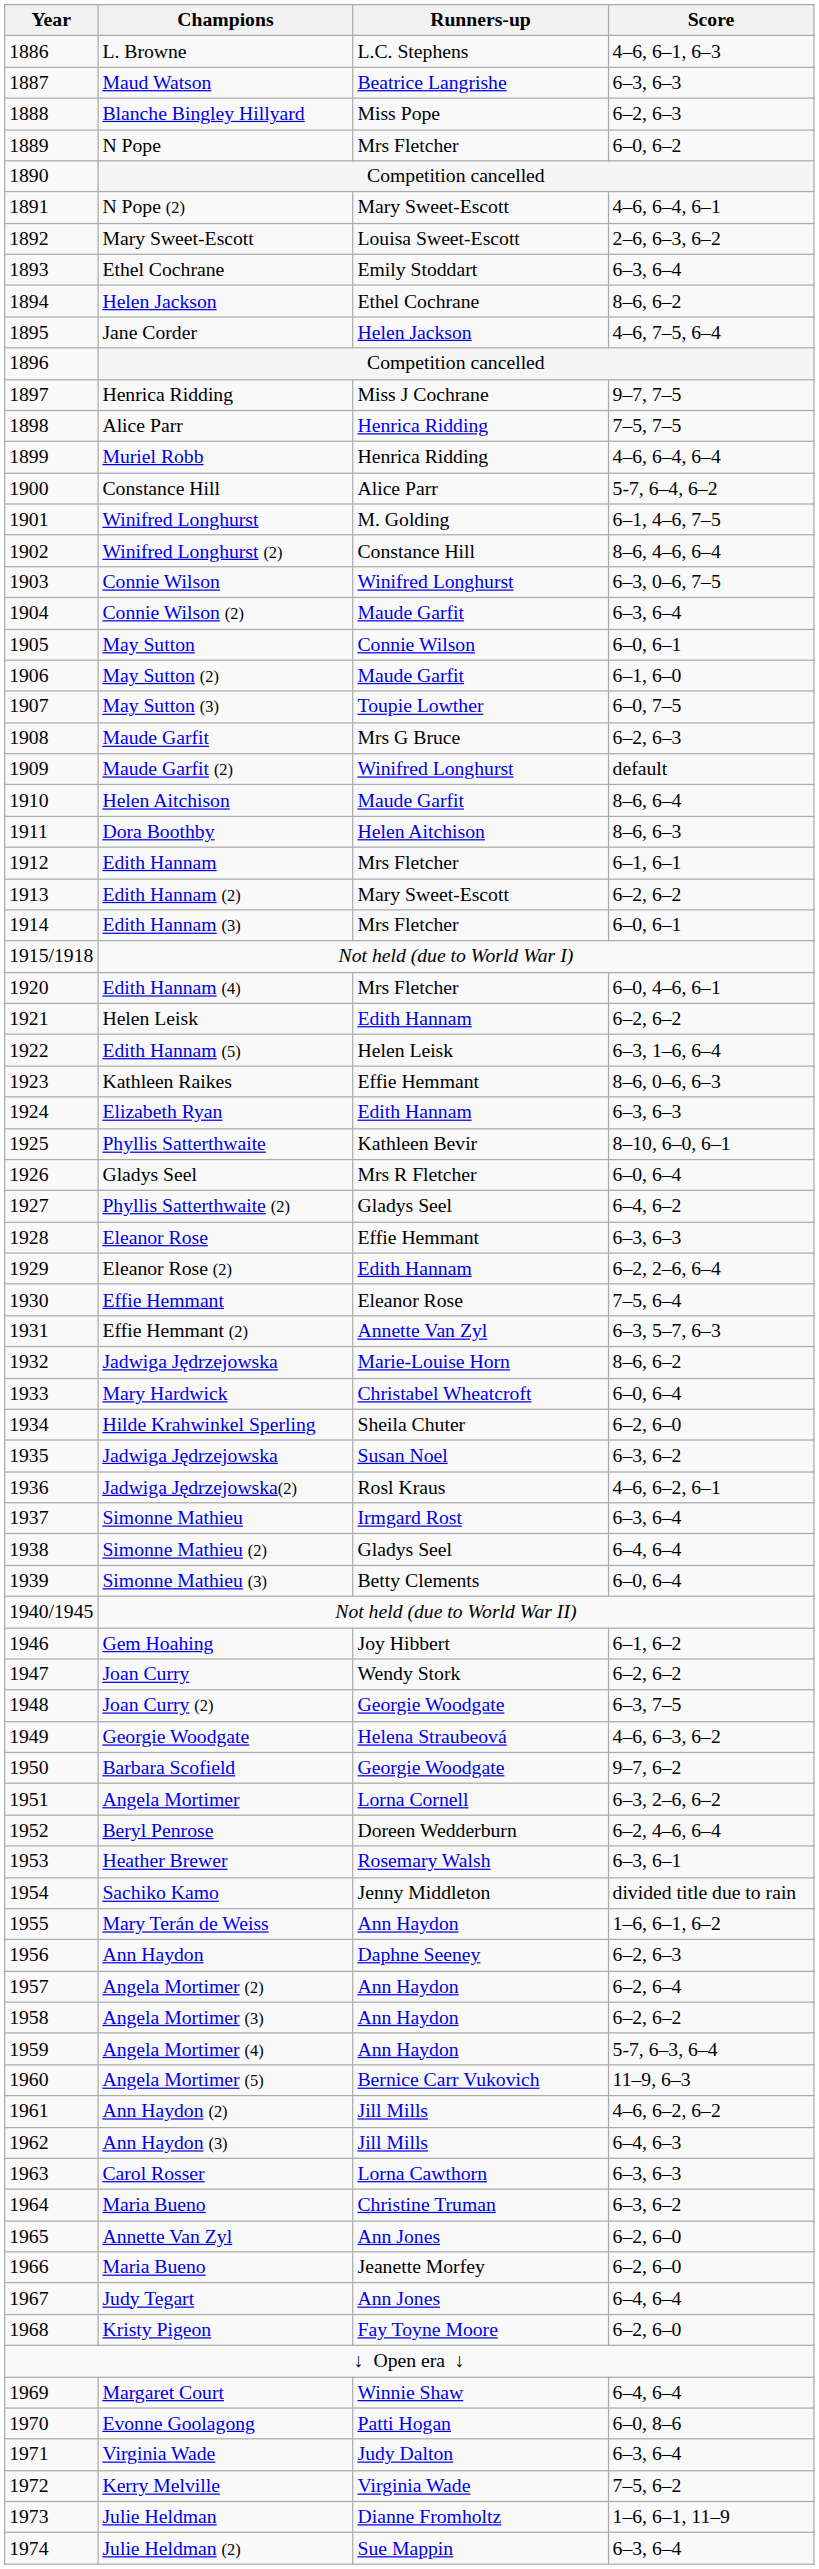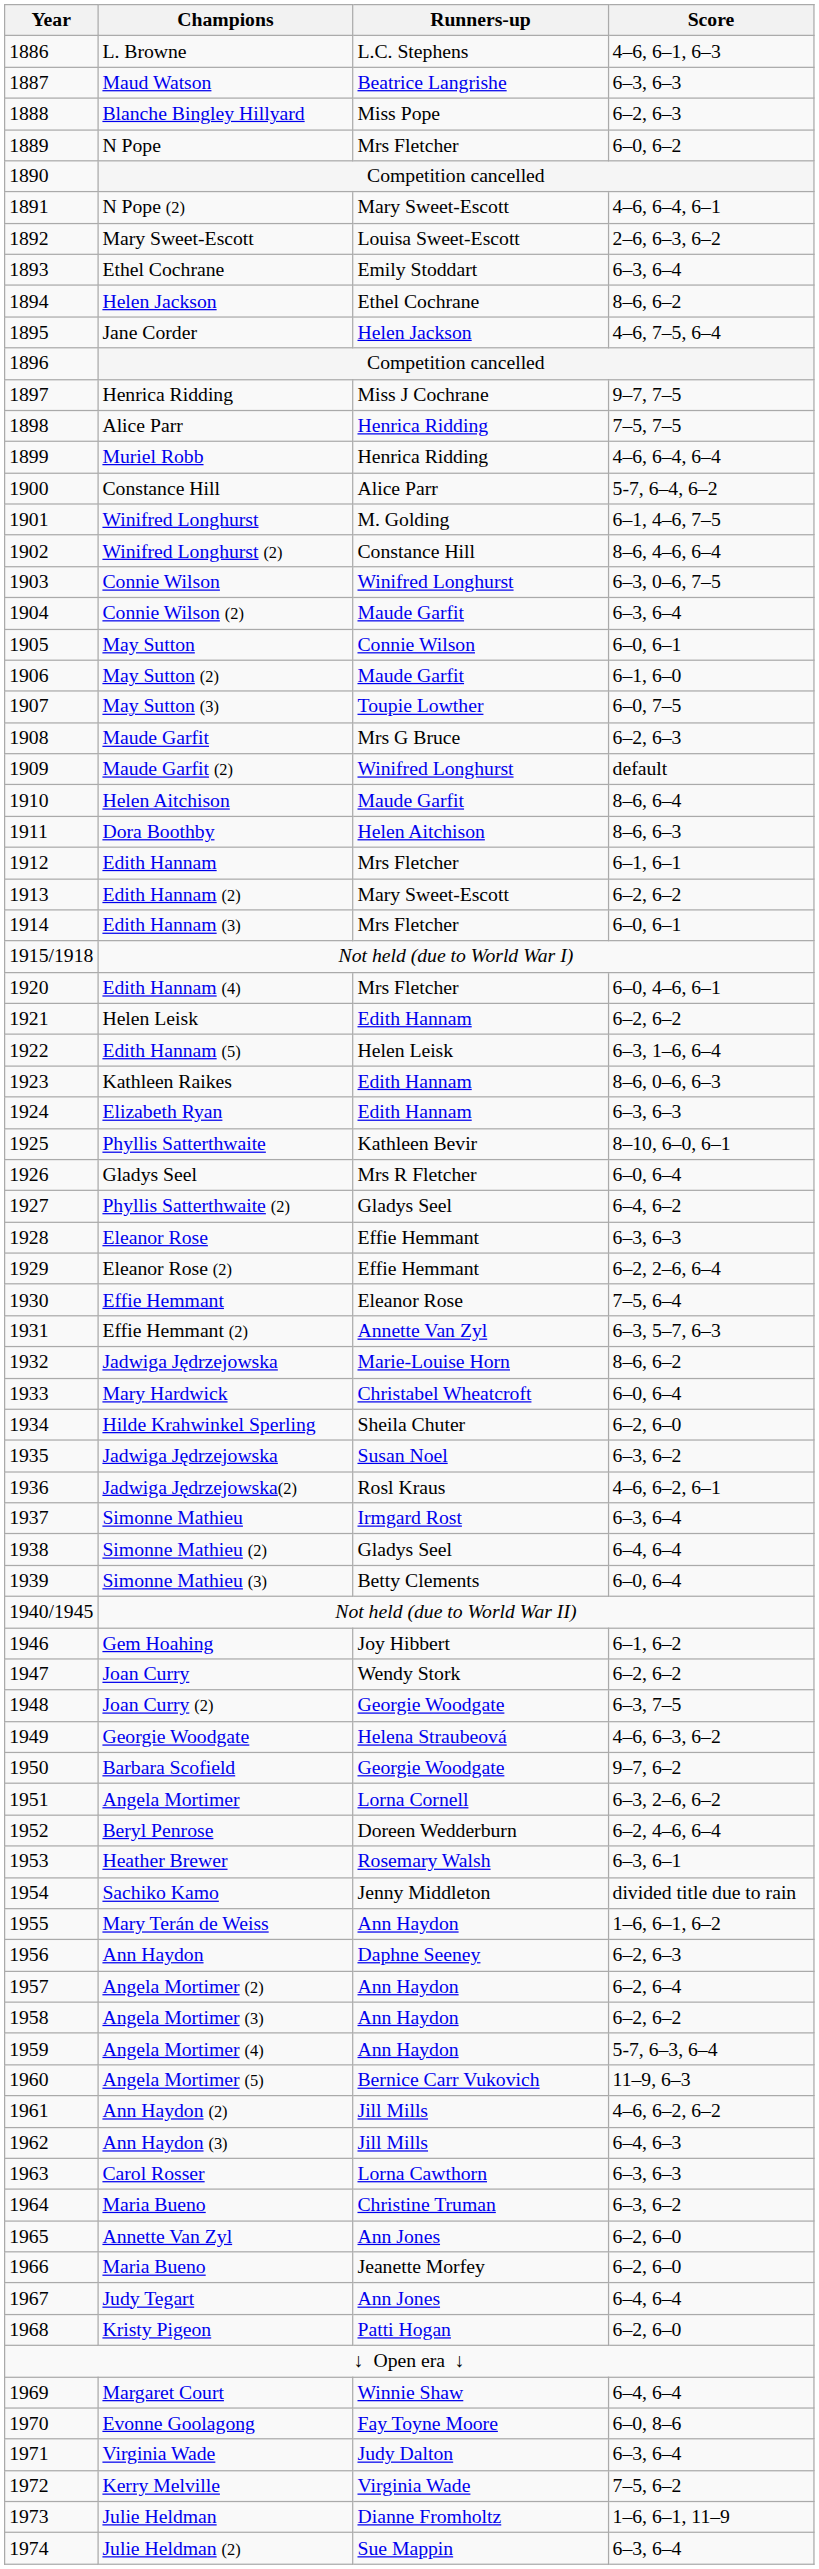(418, 1081) Effie Hemmant -> (415, 1081) Edith Hannam
(415, 1268) Edith Hannam -> (418, 1268) Effie Hemmant
(428, 2329) Fay Toyne Moore -> (404, 2329) Patti Hogan
(404, 2423) Patti Hogan -> (428, 2423) Fay Toyne Moore
